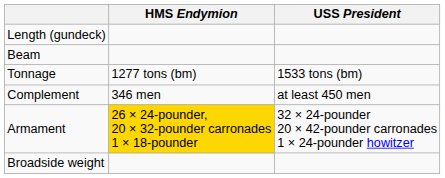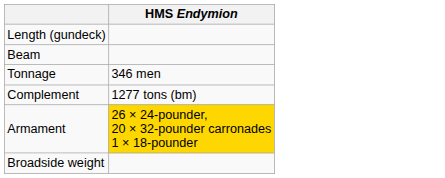- column: (357, 14)
(154, 74) 1277 tons (bm) -> (136, 74) 346 men
(136, 94) 346 men -> (154, 94) 1277 tons (bm)
